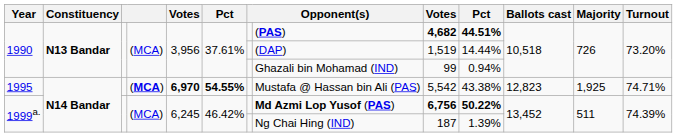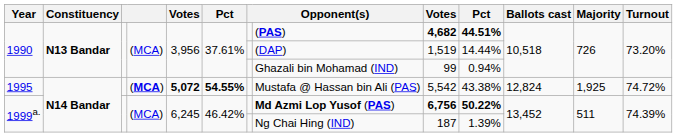(185, 87) 6,970 -> (185, 87) 5,072
(524, 87) 12,823 -> (524, 87) 12,824
(646, 87) 74.71% -> (646, 87) 74.72%
